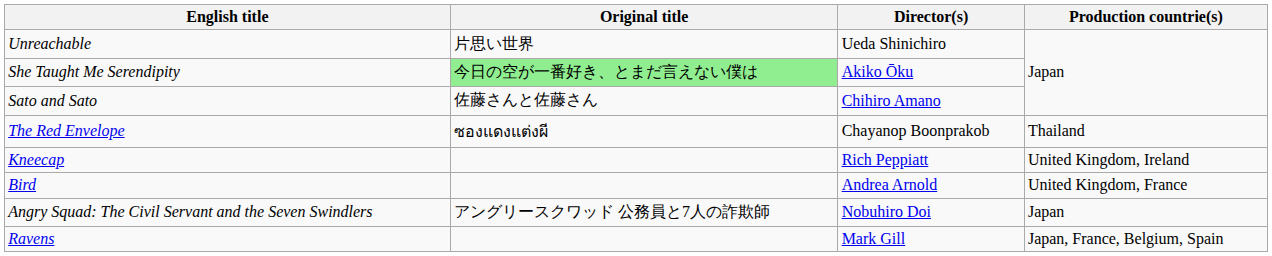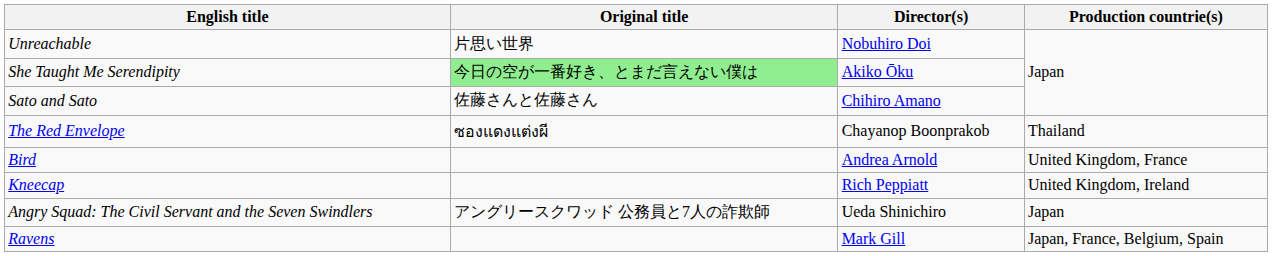(894, 44) Ueda Shinichiro -> (886, 44) Nobuhiro Doi
rows swapped: (22, 185) <-> (36, 160)
(886, 212) Nobuhiro Doi -> (894, 212) Ueda Shinichiro
